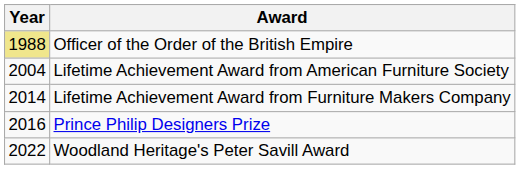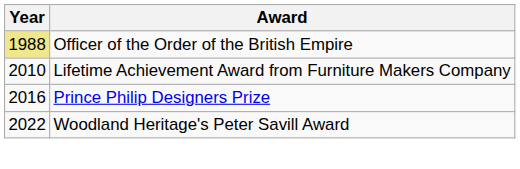- row: (281, 71)
(27, 97) 2014 -> (27, 71) 2010
